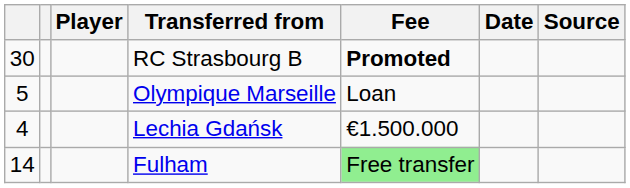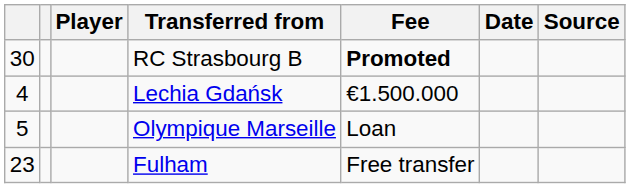rows swapped: (208, 128) <-> (234, 93)
(22, 164) 14 -> (22, 164) 23
(410, 164) lightgreen background -> (410, 164) no background
